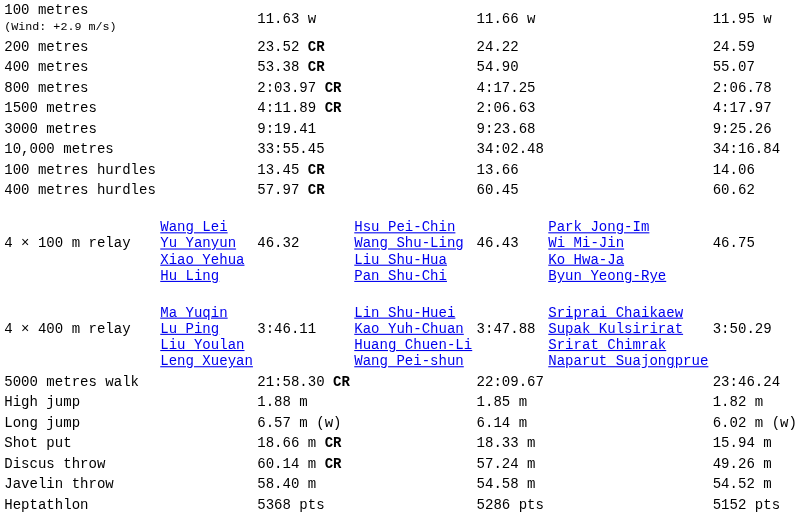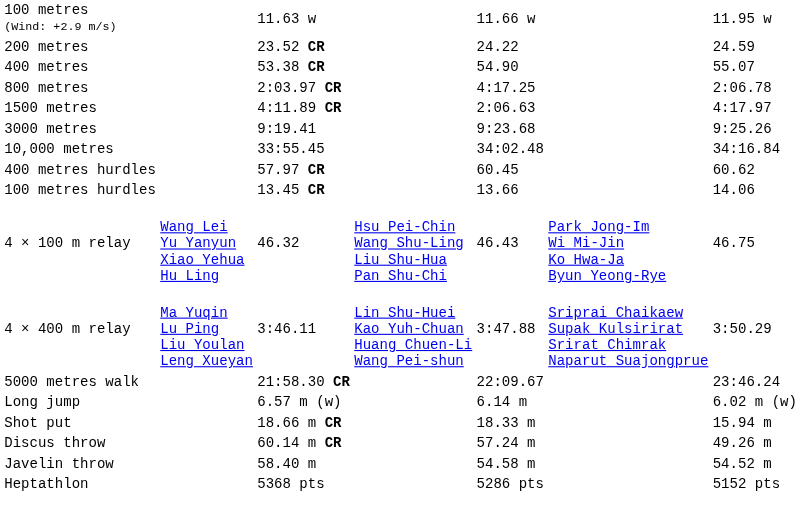rows swapped: (80, 170) <-> (80, 191)
- row: (42, 402)
